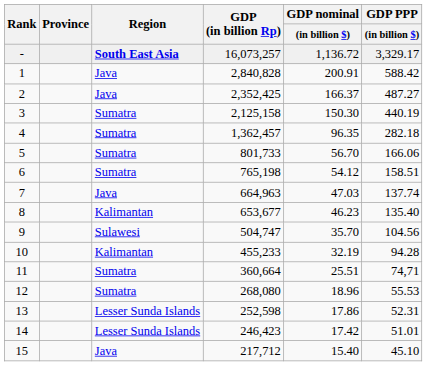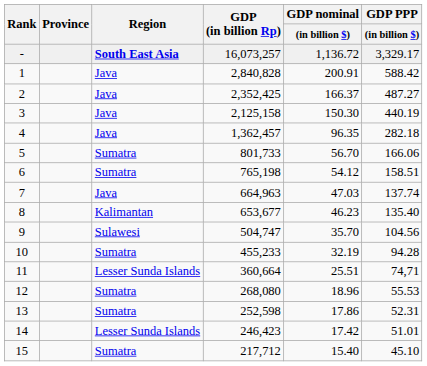(116, 113) Sumatra -> (106, 113) Java
(116, 133) Sumatra -> (106, 133) Java
(124, 251) Kalimantan -> (116, 251) Sumatra
(116, 271) Sumatra -> (148, 271) Lesser Sunda Islands
(148, 311) Lesser Sunda Islands -> (116, 311) Sumatra
(106, 350) Java -> (116, 350) Sumatra
